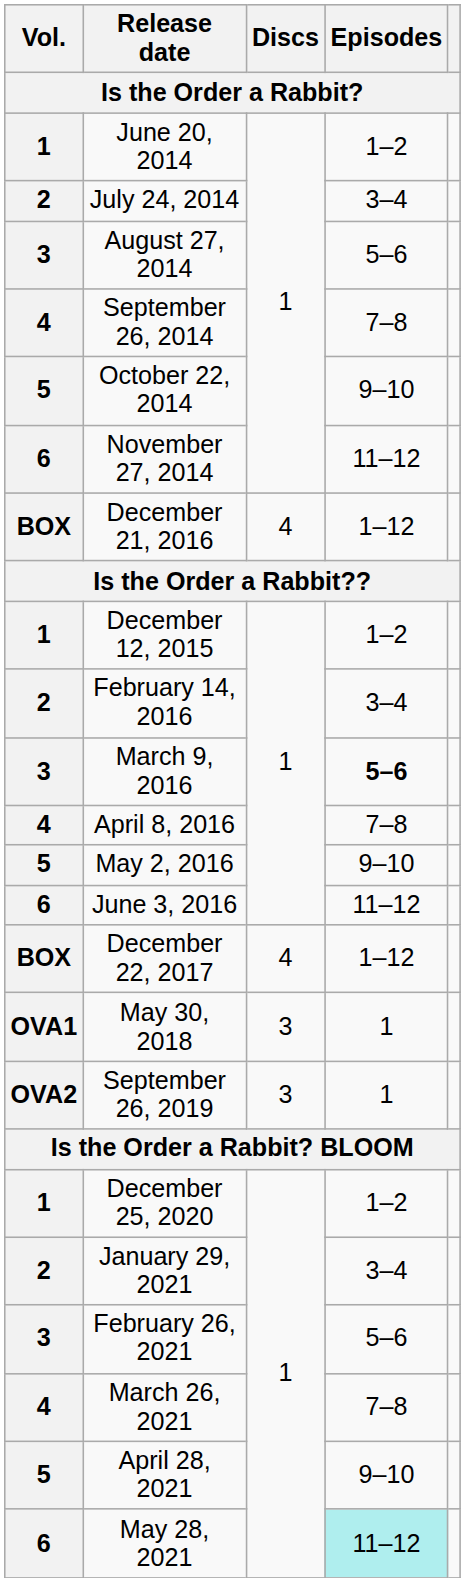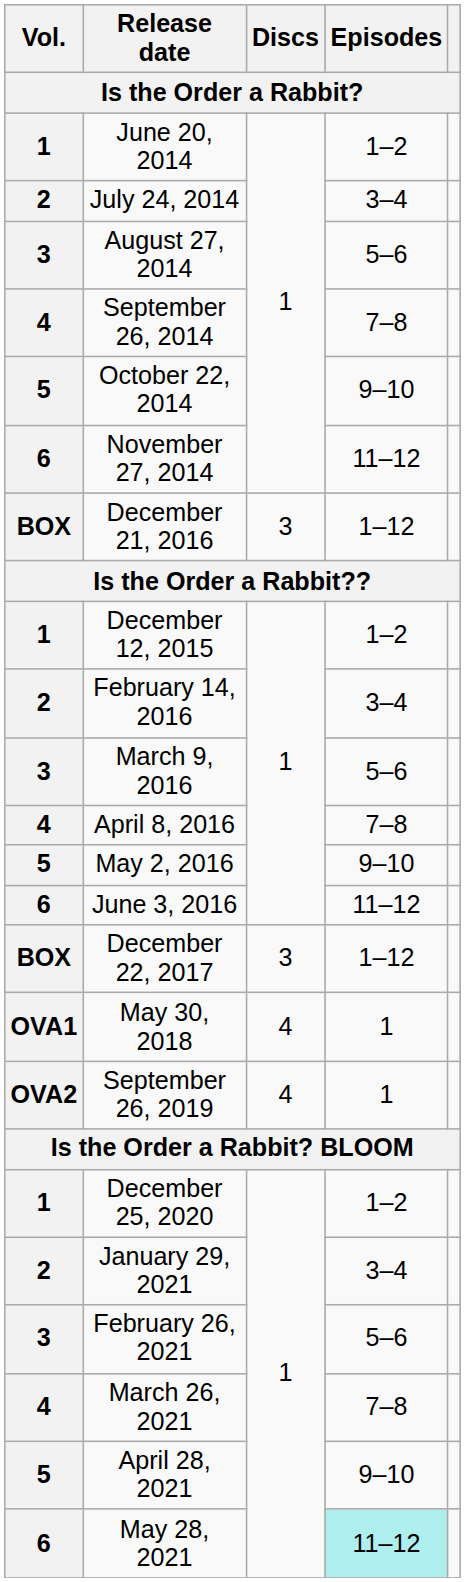(285, 526) 4 -> (285, 526) 3
(386, 770) bold -> (386, 770) normal
(285, 958) 4 -> (285, 958) 3
(285, 1026) 3 -> (285, 1026) 4
(285, 1094) 3 -> (285, 1094) 4
